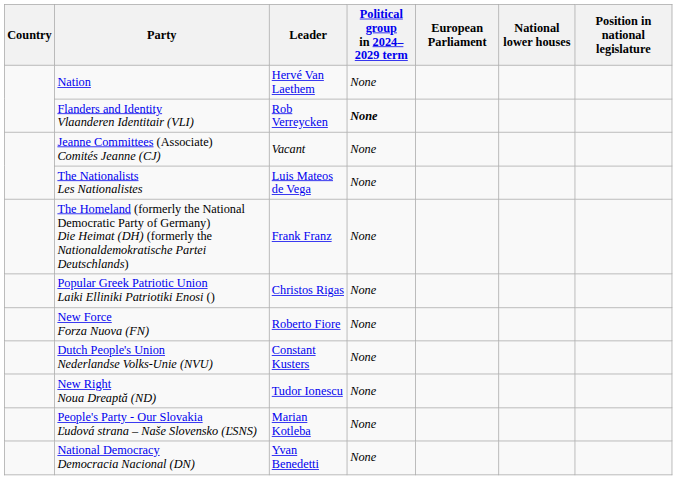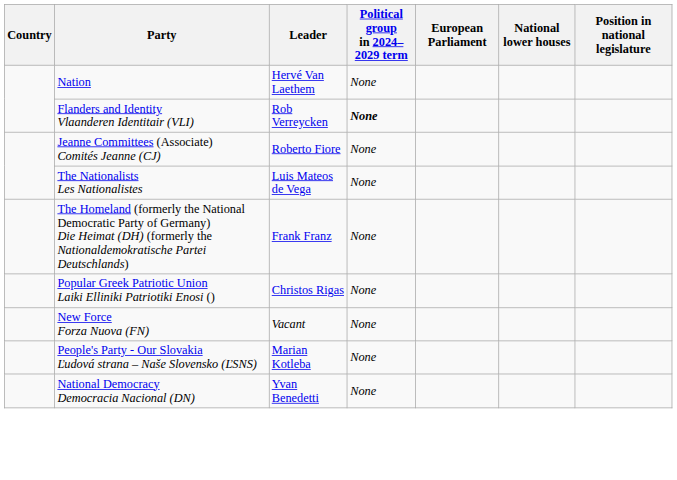(289, 149) Vacant -> (306, 149) Roberto Fiore
(306, 324) Roberto Fiore -> (289, 324) Vacant
- row: (135, 357)
- row: (107, 391)
